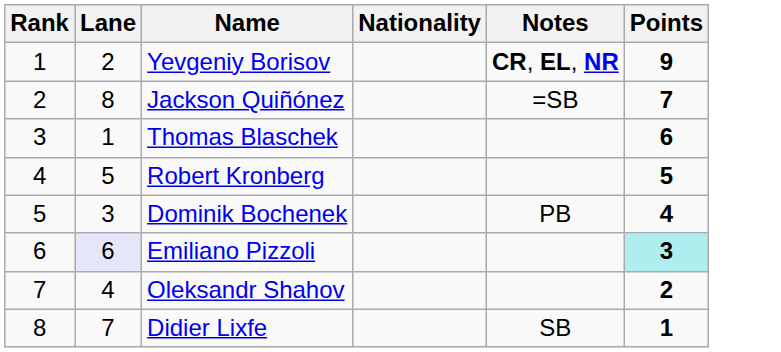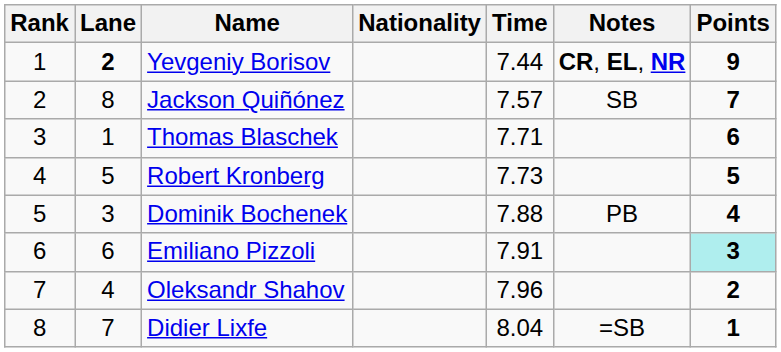+ column: (520, 23)
(108, 61) normal -> (108, 61) bold
(555, 99) =SB -> (622, 99) SB
(108, 251) lavender background -> (108, 251) no background
(555, 328) SB -> (622, 328) =SB
